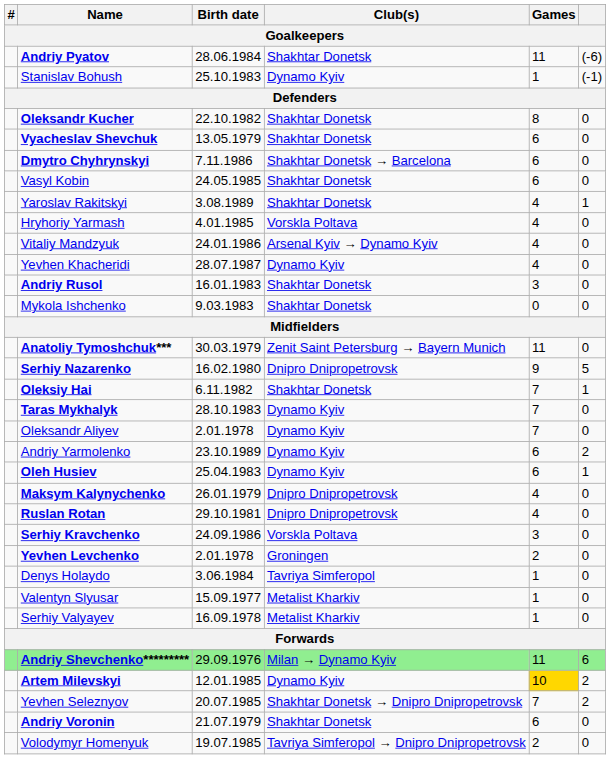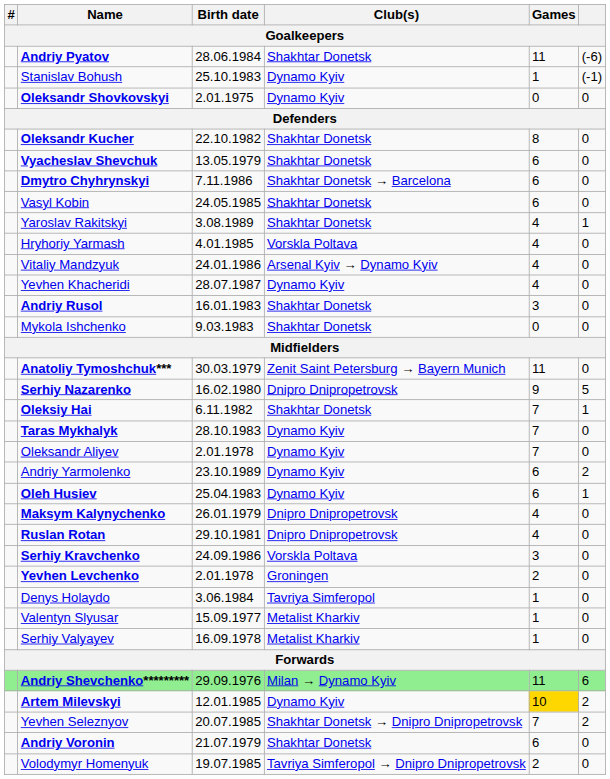+ row: (95, 98)
